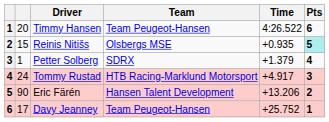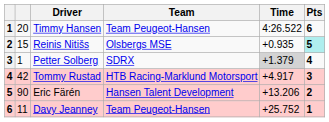(278, 61) no background -> (278, 61) lightgrey background
(23, 77) 24 -> (23, 77) 42
(23, 109) 17 -> (22, 109) 11
